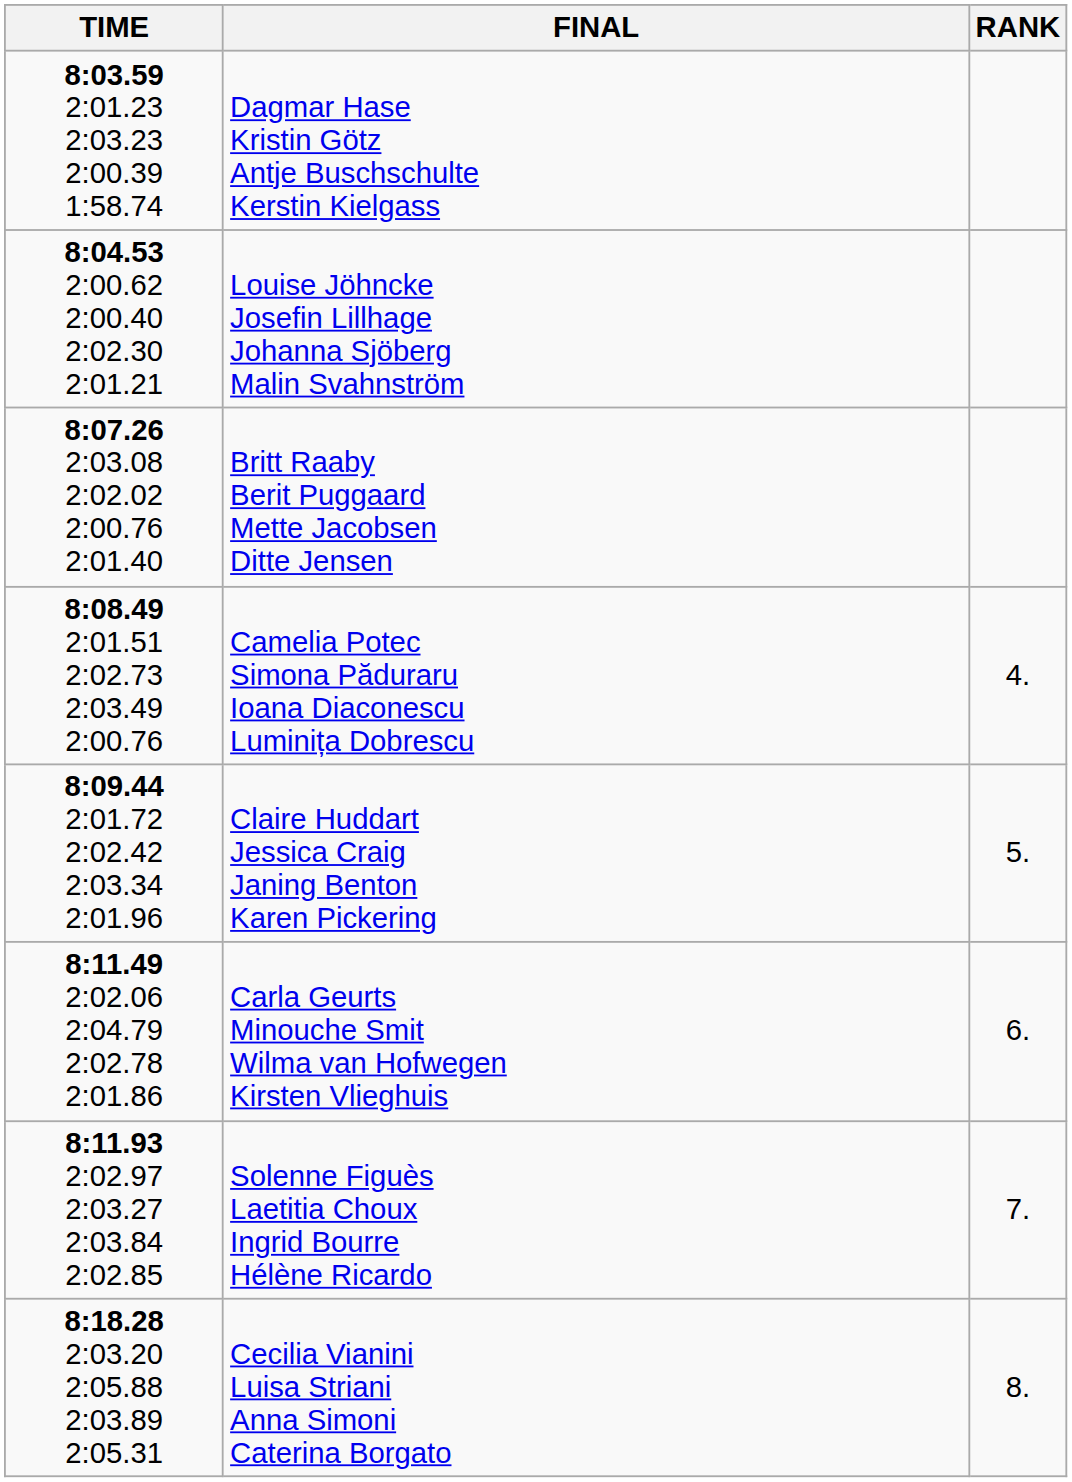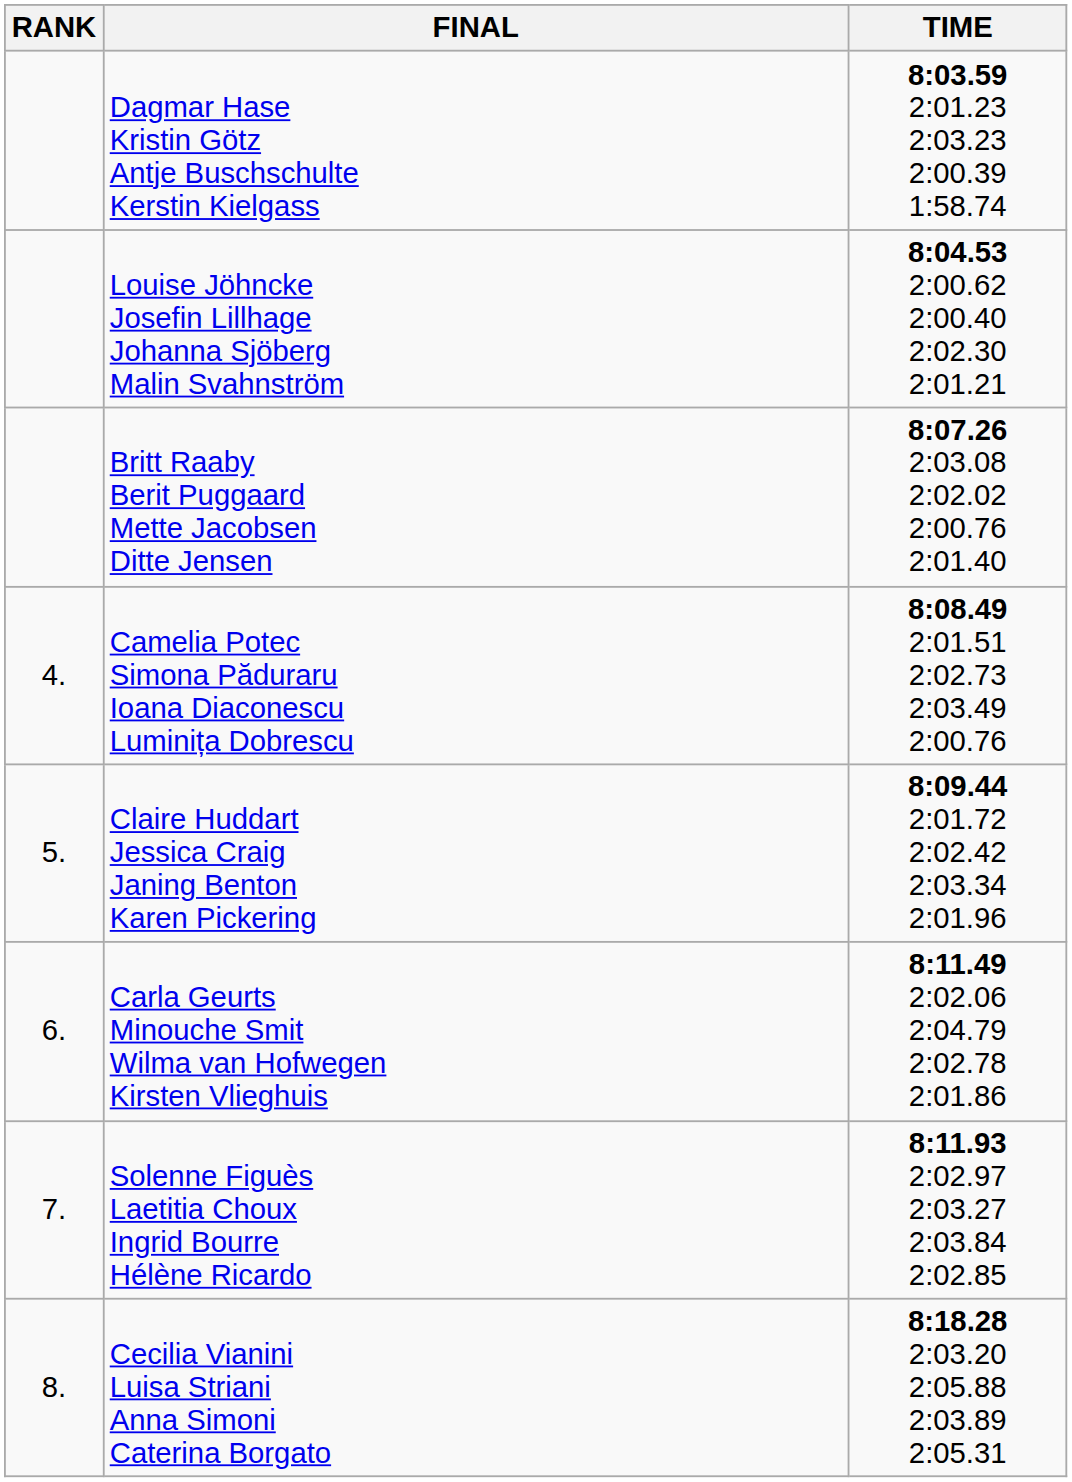columns swapped: (1018, 27) <-> (114, 27)
